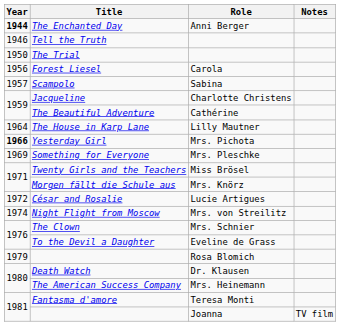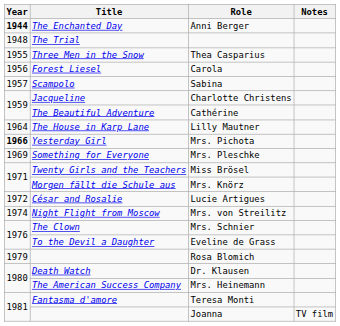- row: (69, 40)
(17, 55) 1950 -> (17, 40) 1948
+ row: (88, 55)
